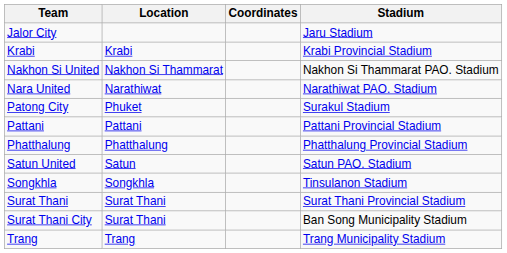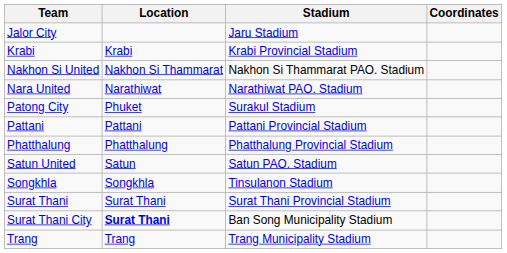columns swapped: (401, 13) <-> (263, 13)
(135, 220) normal -> (137, 220) bold
